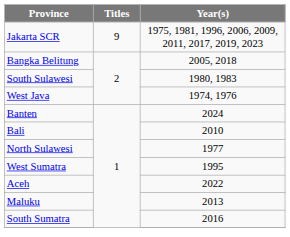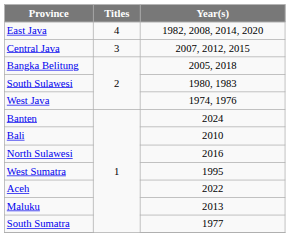- row: (33, 37)
+ row: (27, 31)
+ row: (33, 48)
(213, 148) 1977 -> (213, 153) 2016
(213, 219) 2016 -> (213, 223) 1977
